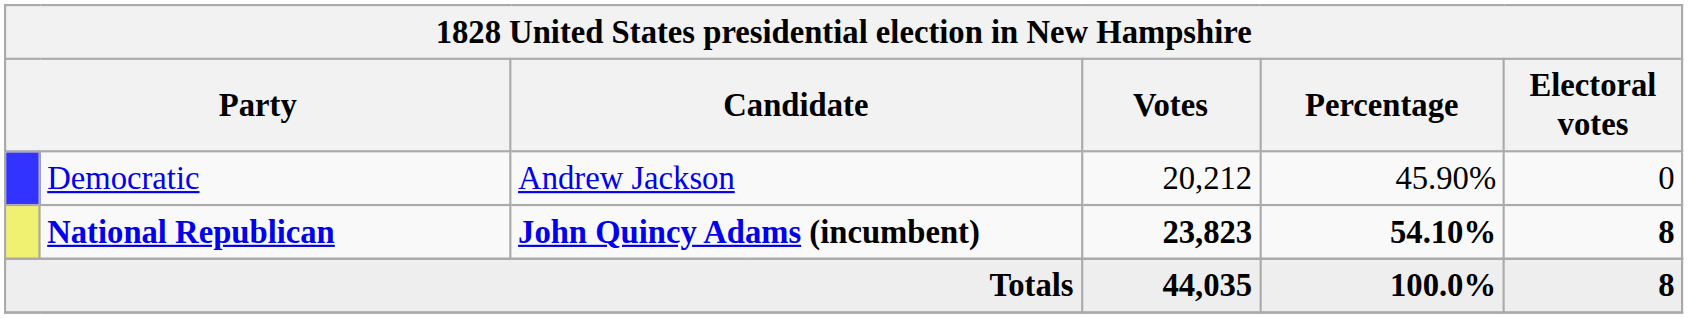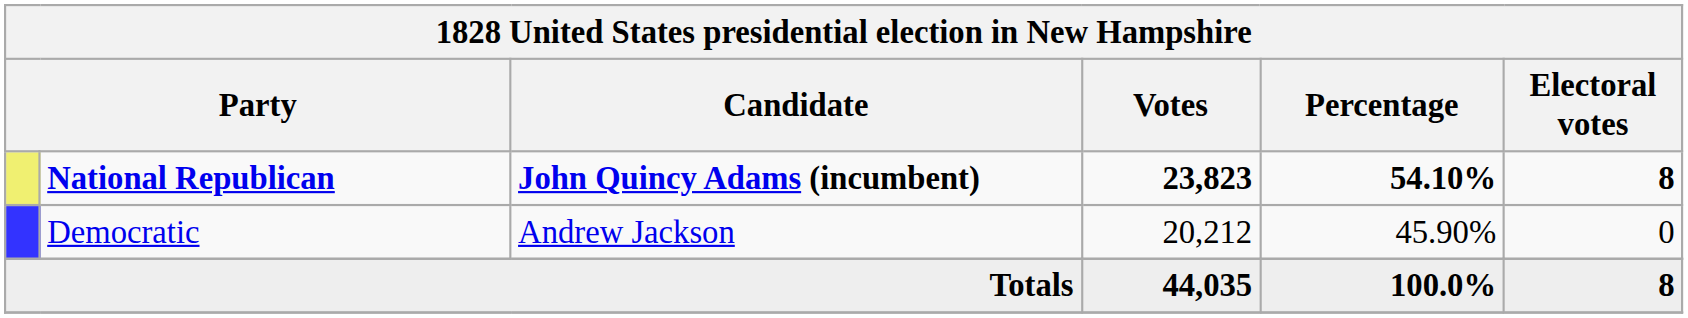rows swapped: (191, 231) <-> (123, 178)
